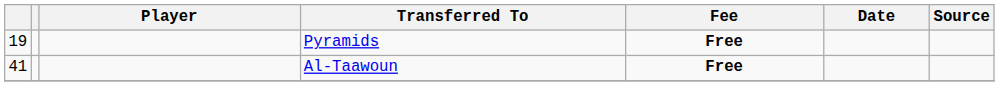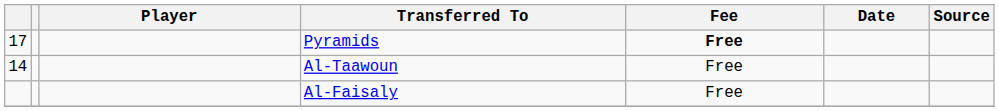(18, 43) 19 -> (18, 43) 17
(18, 68) 41 -> (18, 68) 14
(724, 68) bold -> (724, 68) normal
+ row: (351, 94)
